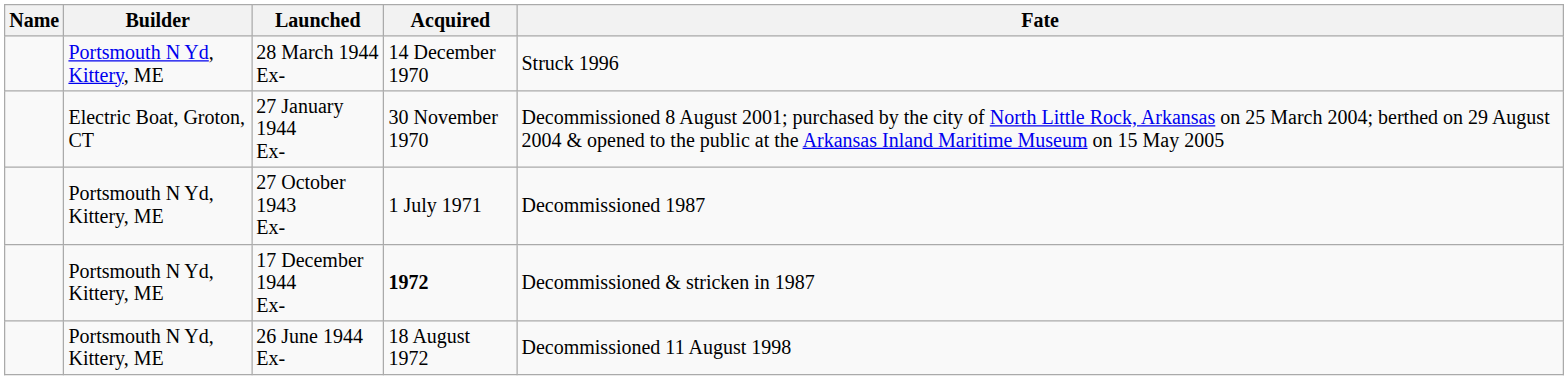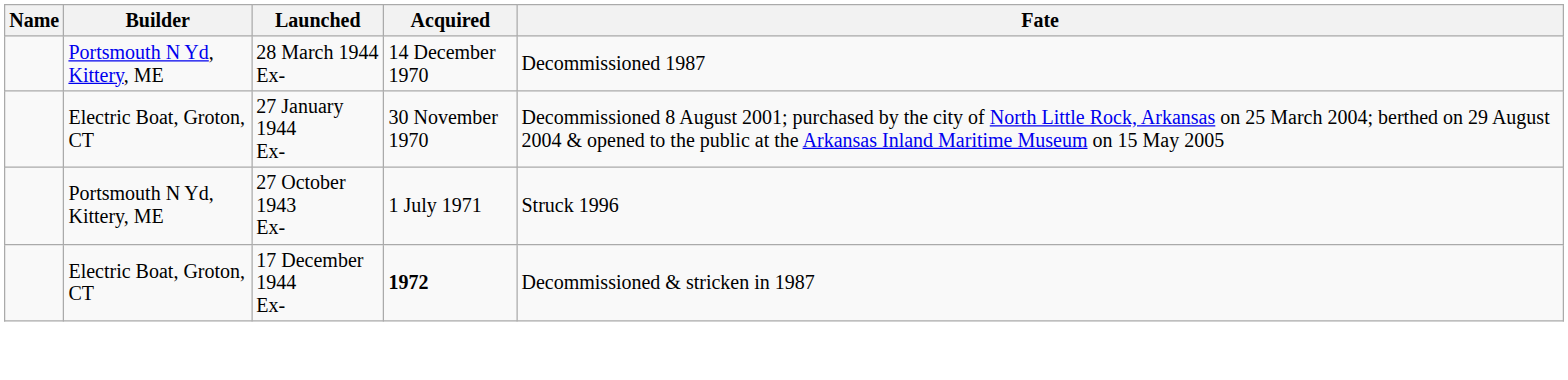(570, 63) Struck 1996 -> (613, 63) Decommissioned 1987
(613, 205) Decommissioned 1987 -> (570, 205) Struck 1996
(141, 282) Portsmouth N Yd, Kittery, ME -> (157, 282) Electric Boat, Groton, CT
- row: (310, 347)
